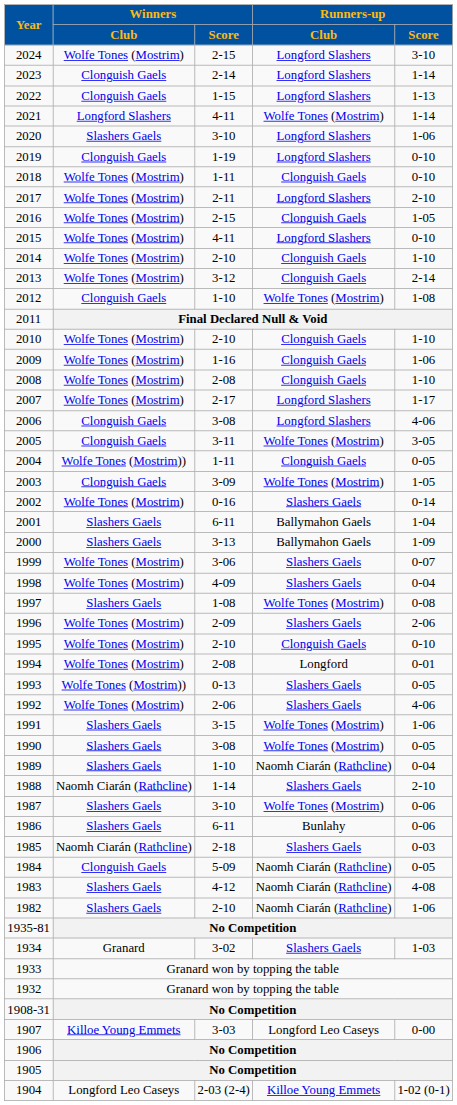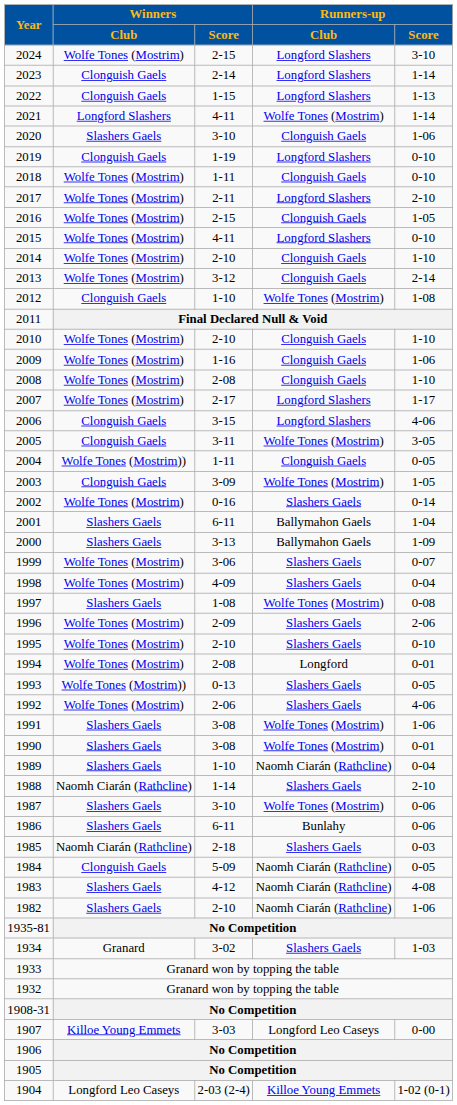(324, 136) Longford Slashers -> (324, 136) Clonguish Gaels
(224, 420) 3-08 -> (224, 420) 3-15
(324, 643) Clonguish Gaels -> (324, 643) Slashers Gaels
(224, 725) 3-15 -> (224, 725) 3-08
(424, 745) 0-05 -> (424, 745) 0-01
